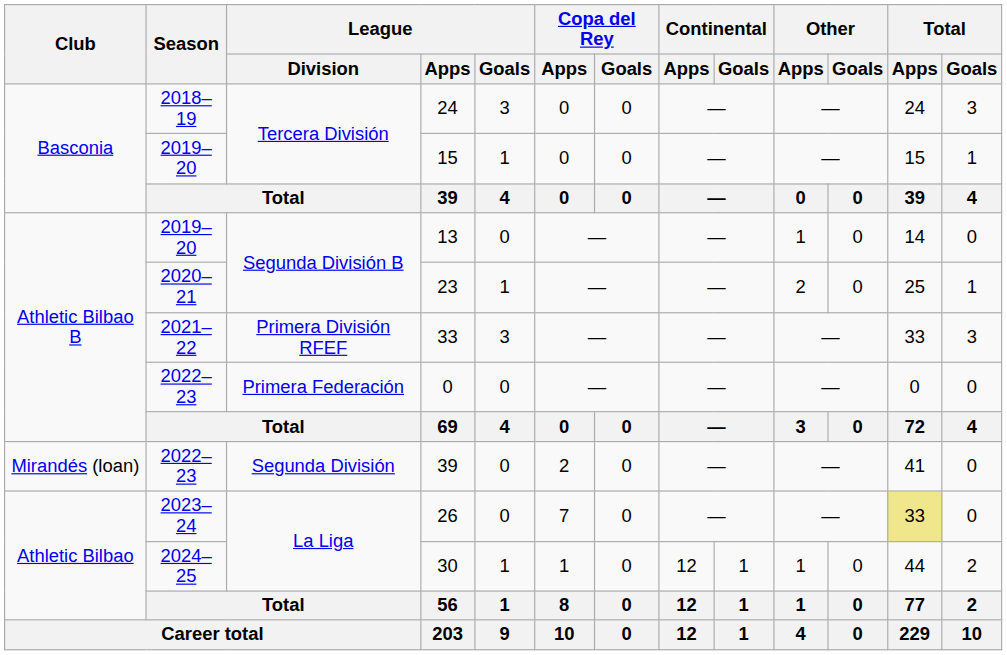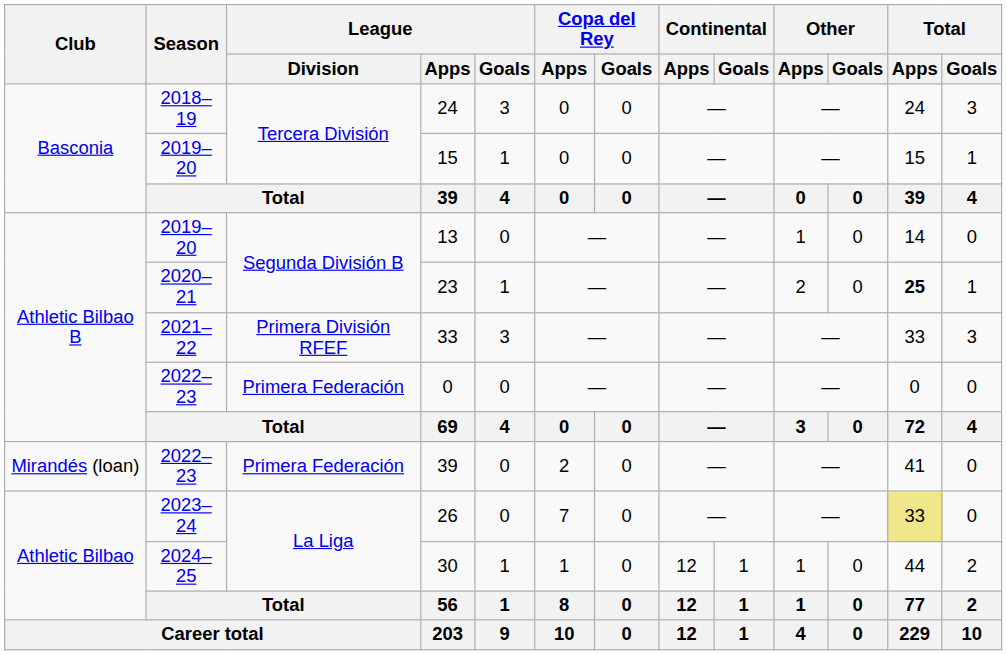(915, 287) normal -> (915, 287) bold
(323, 466) Segunda División -> (323, 466) Primera Federación
